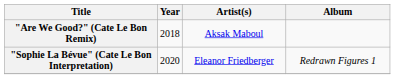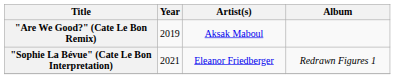(170, 33) 2018 -> (170, 33) 2019
(170, 60) 2020 -> (170, 60) 2021
